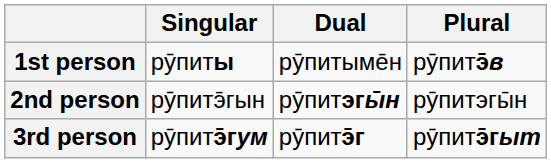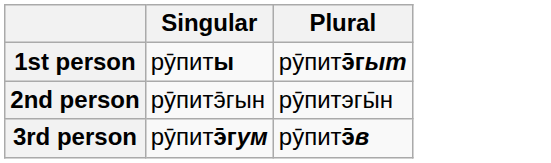- column: (340, 23)
(458, 61) рӯпитэ̄в -> (343, 61) рӯпитэ̄гыт
(477, 137) рӯпитэ̄гыт -> (324, 137) рӯпитэ̄в
